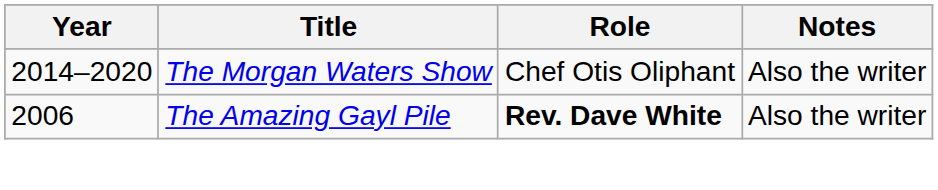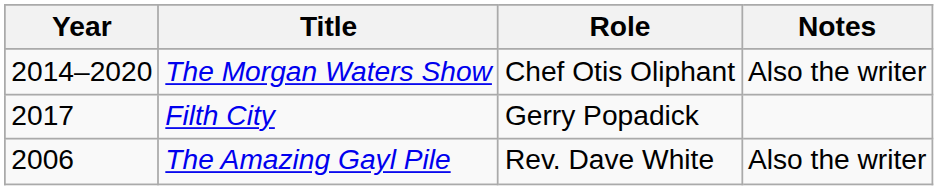+ row: (220, 116)
(613, 116) bold -> (609, 160) normal
